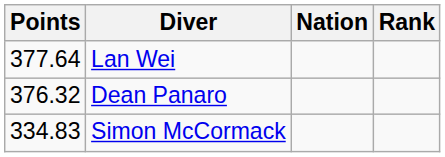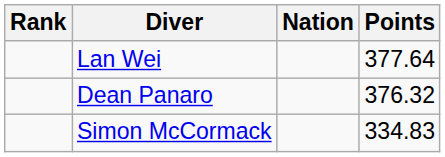columns swapped: (407, 22) <-> (45, 22)
